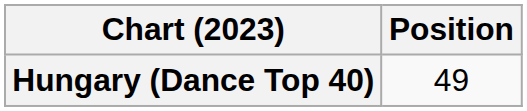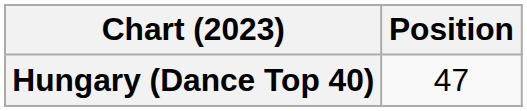(451, 79) 49 -> (451, 79) 47
